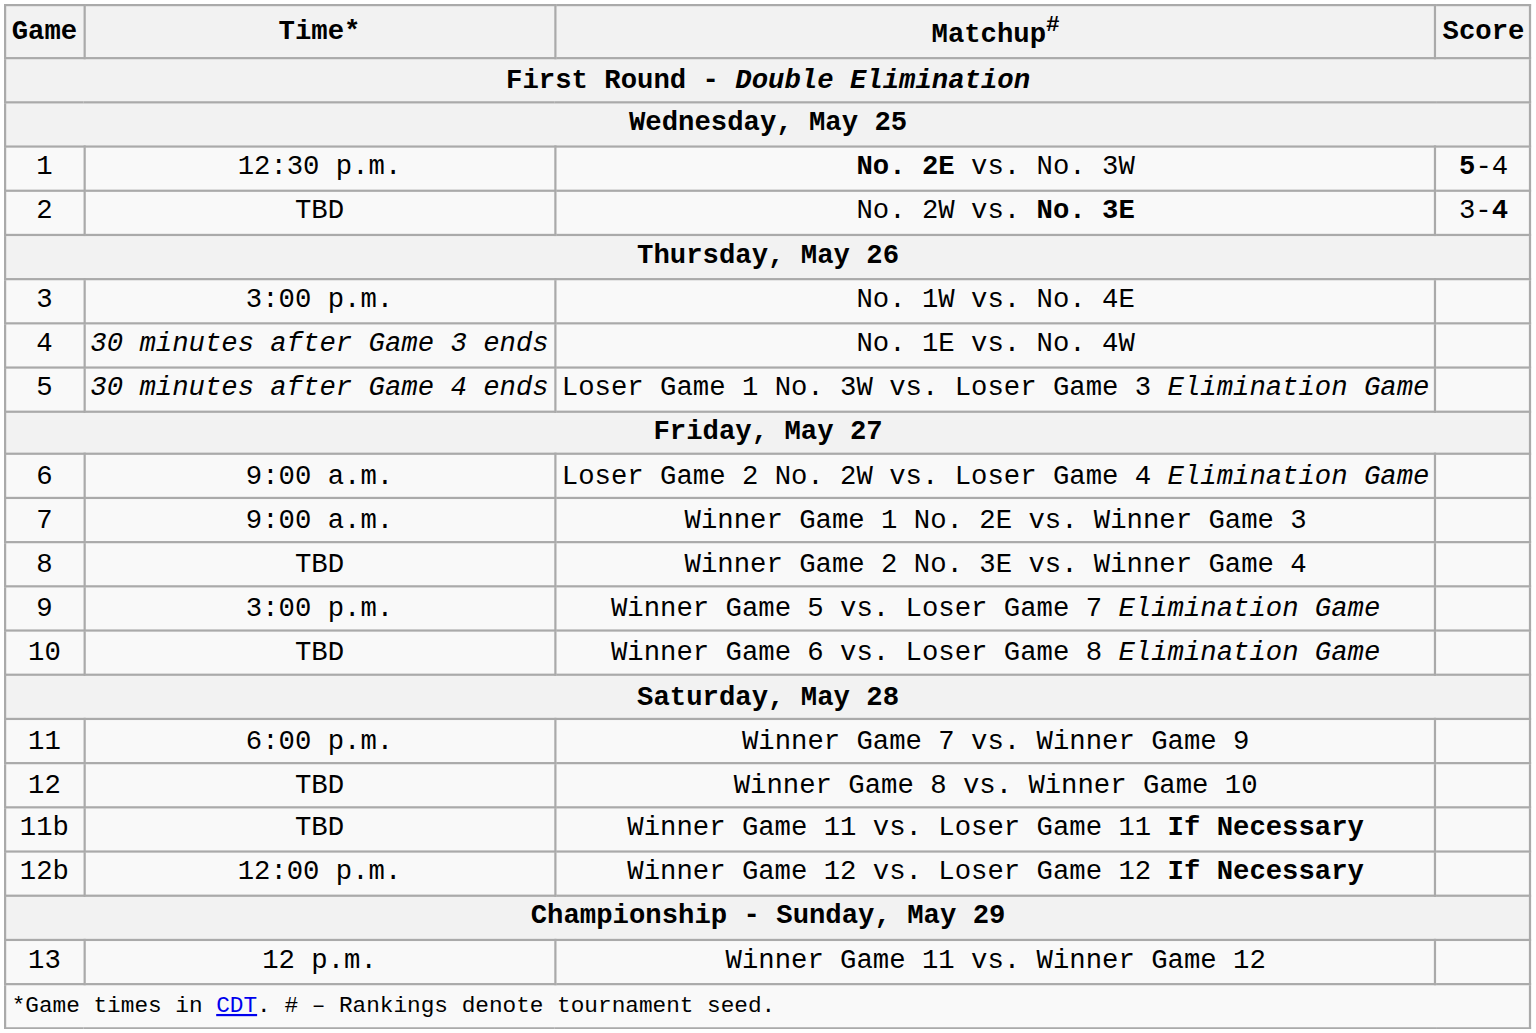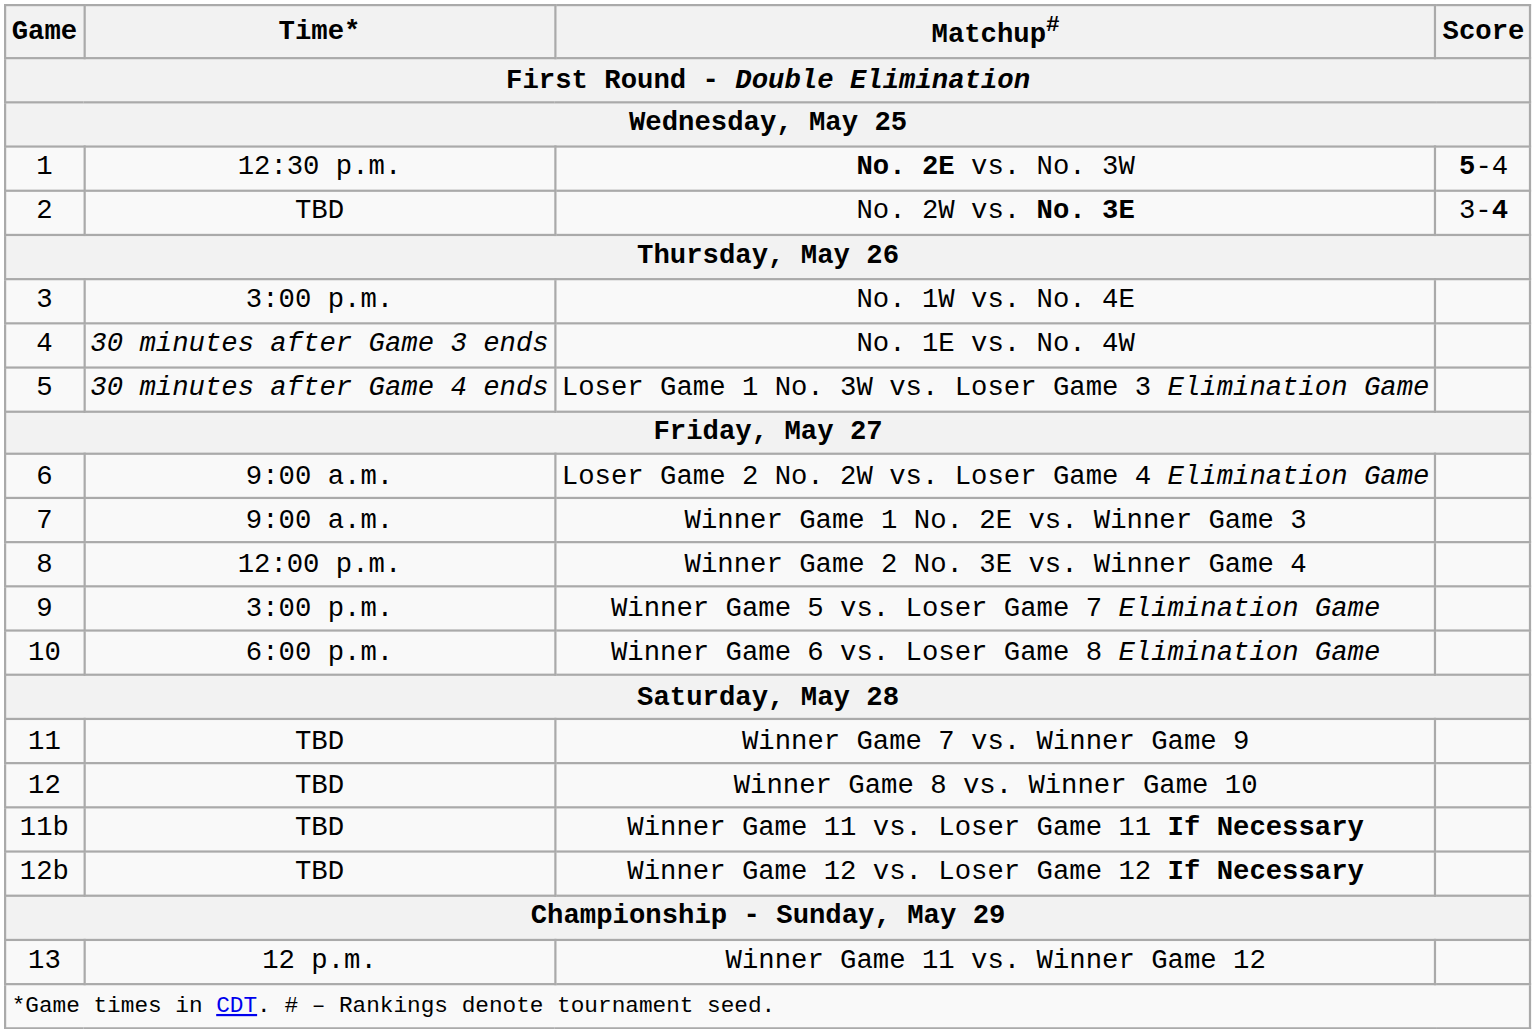(319, 565) TBD -> (319, 565) 12:00 p.m.
(319, 653) TBD -> (319, 653) 6:00 p.m.
(319, 742) 6:00 p.m. -> (319, 742) TBD
(319, 874) 12:00 p.m. -> (319, 874) TBD
